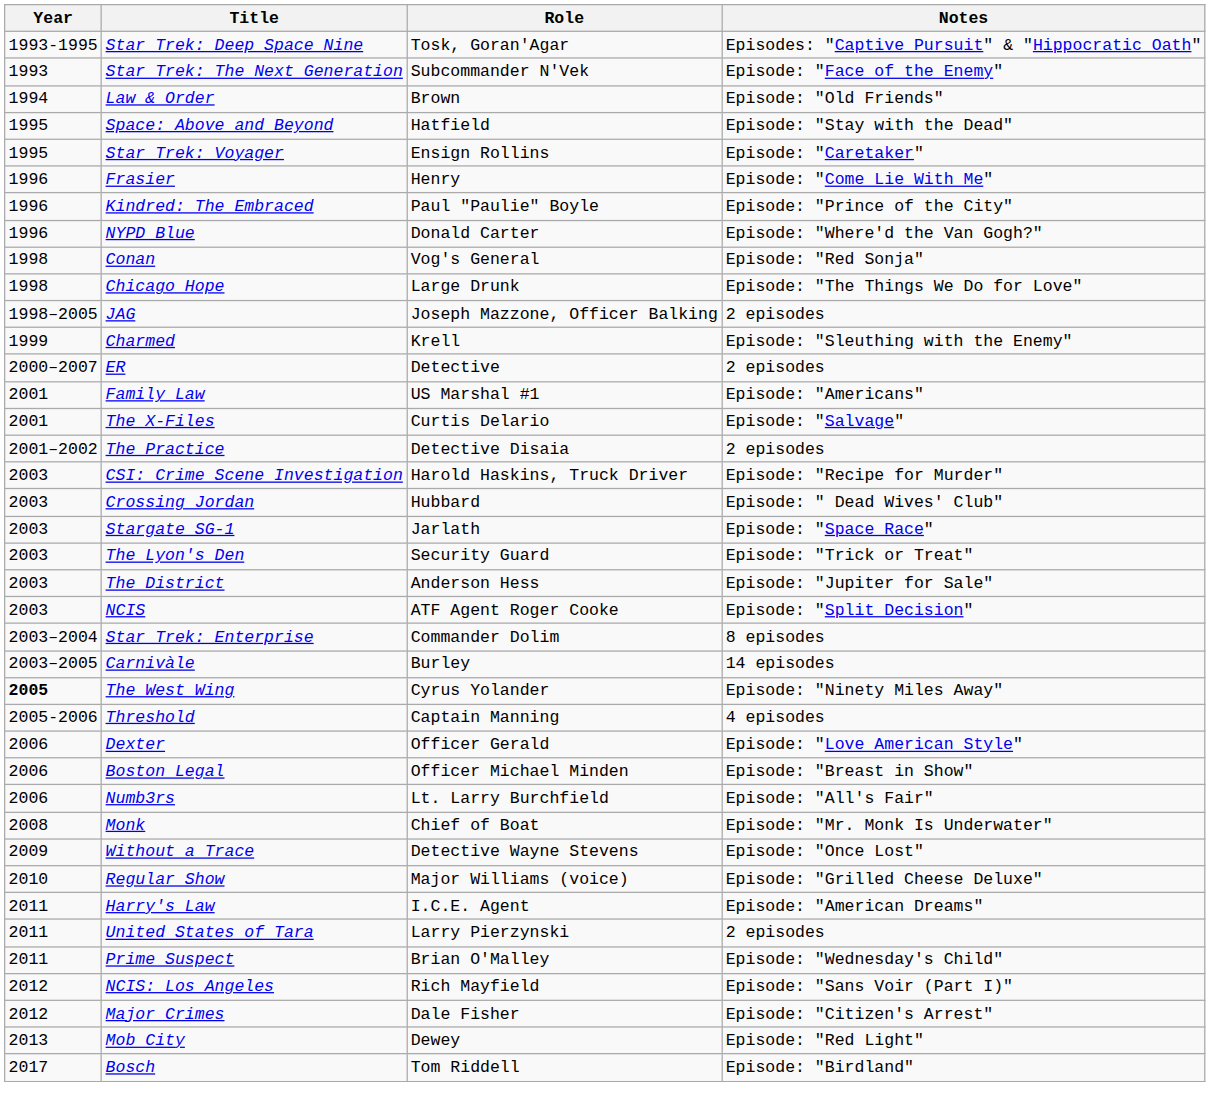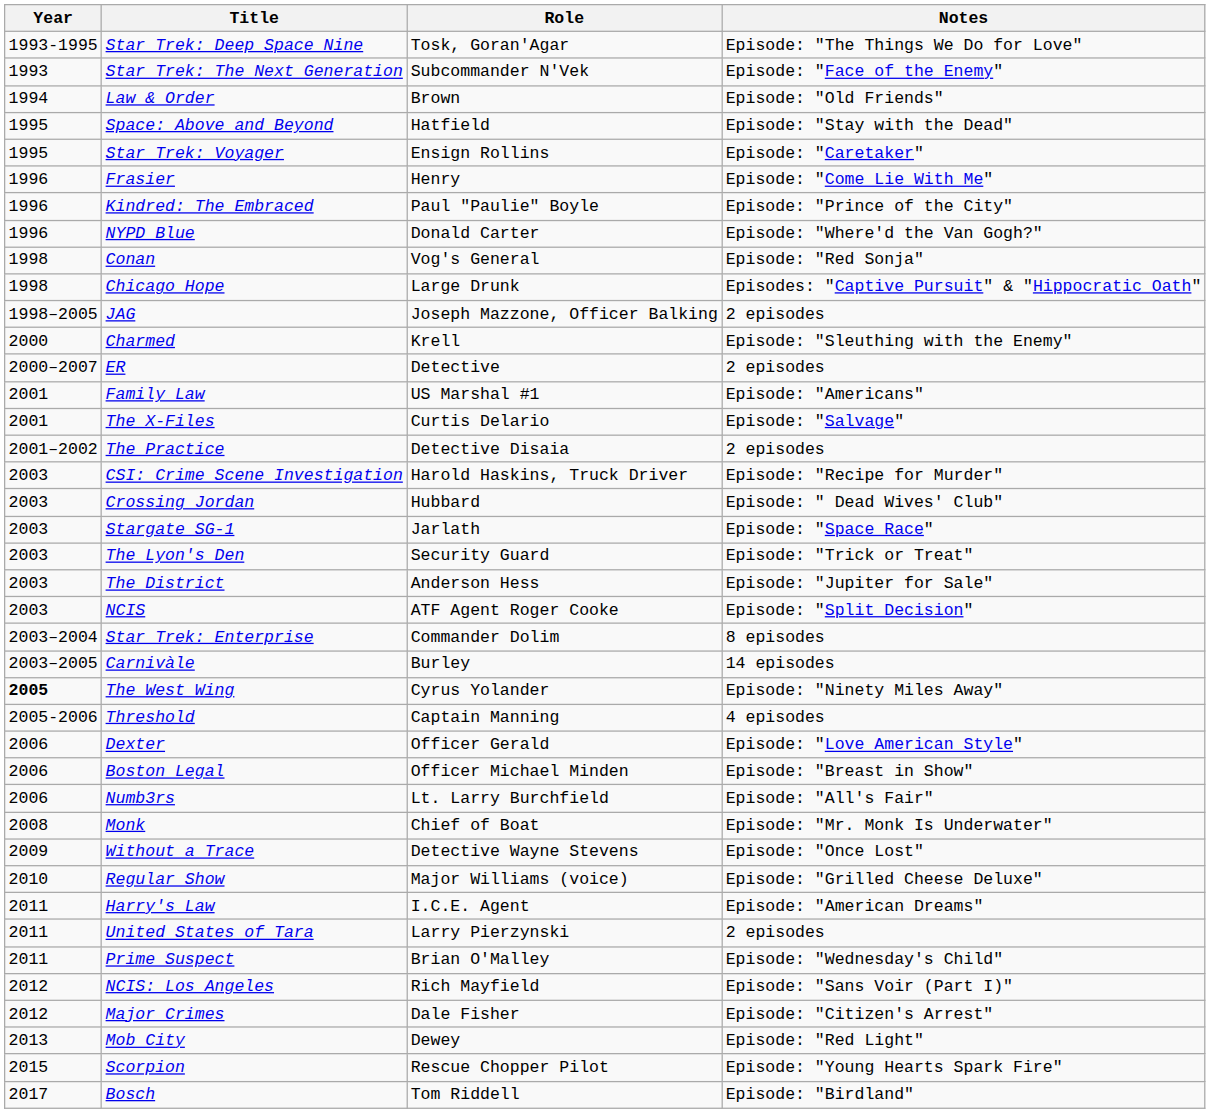(964, 45) Episodes: "Captive Pursuit" & "Hippocratic Oath" -> (904, 45) Episode: "The Things We Do for Love"
(904, 287) Episode: "The Things We Do for Love" -> (964, 287) Episodes: "Captive Pursuit" & "Hippocratic Oath"
(28, 341) 1999 -> (28, 341) 2000
+ row: (145, 1068)
